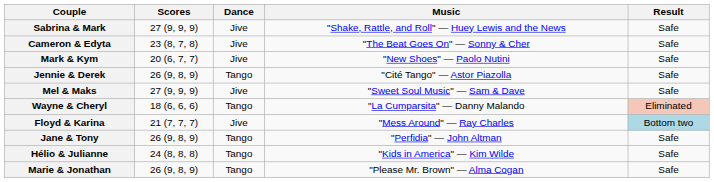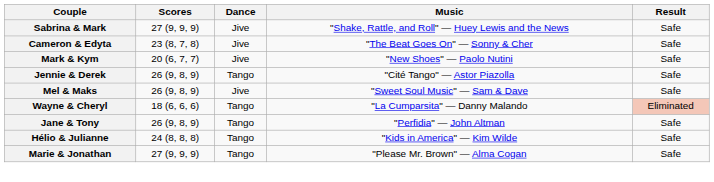(174, 91) 27 (9, 9, 9) -> (175, 91) 26 (9, 8, 9)
- row: (70, 122)
(174, 169) 26 (9, 8, 9) -> (175, 153) 27 (9, 9, 9)
